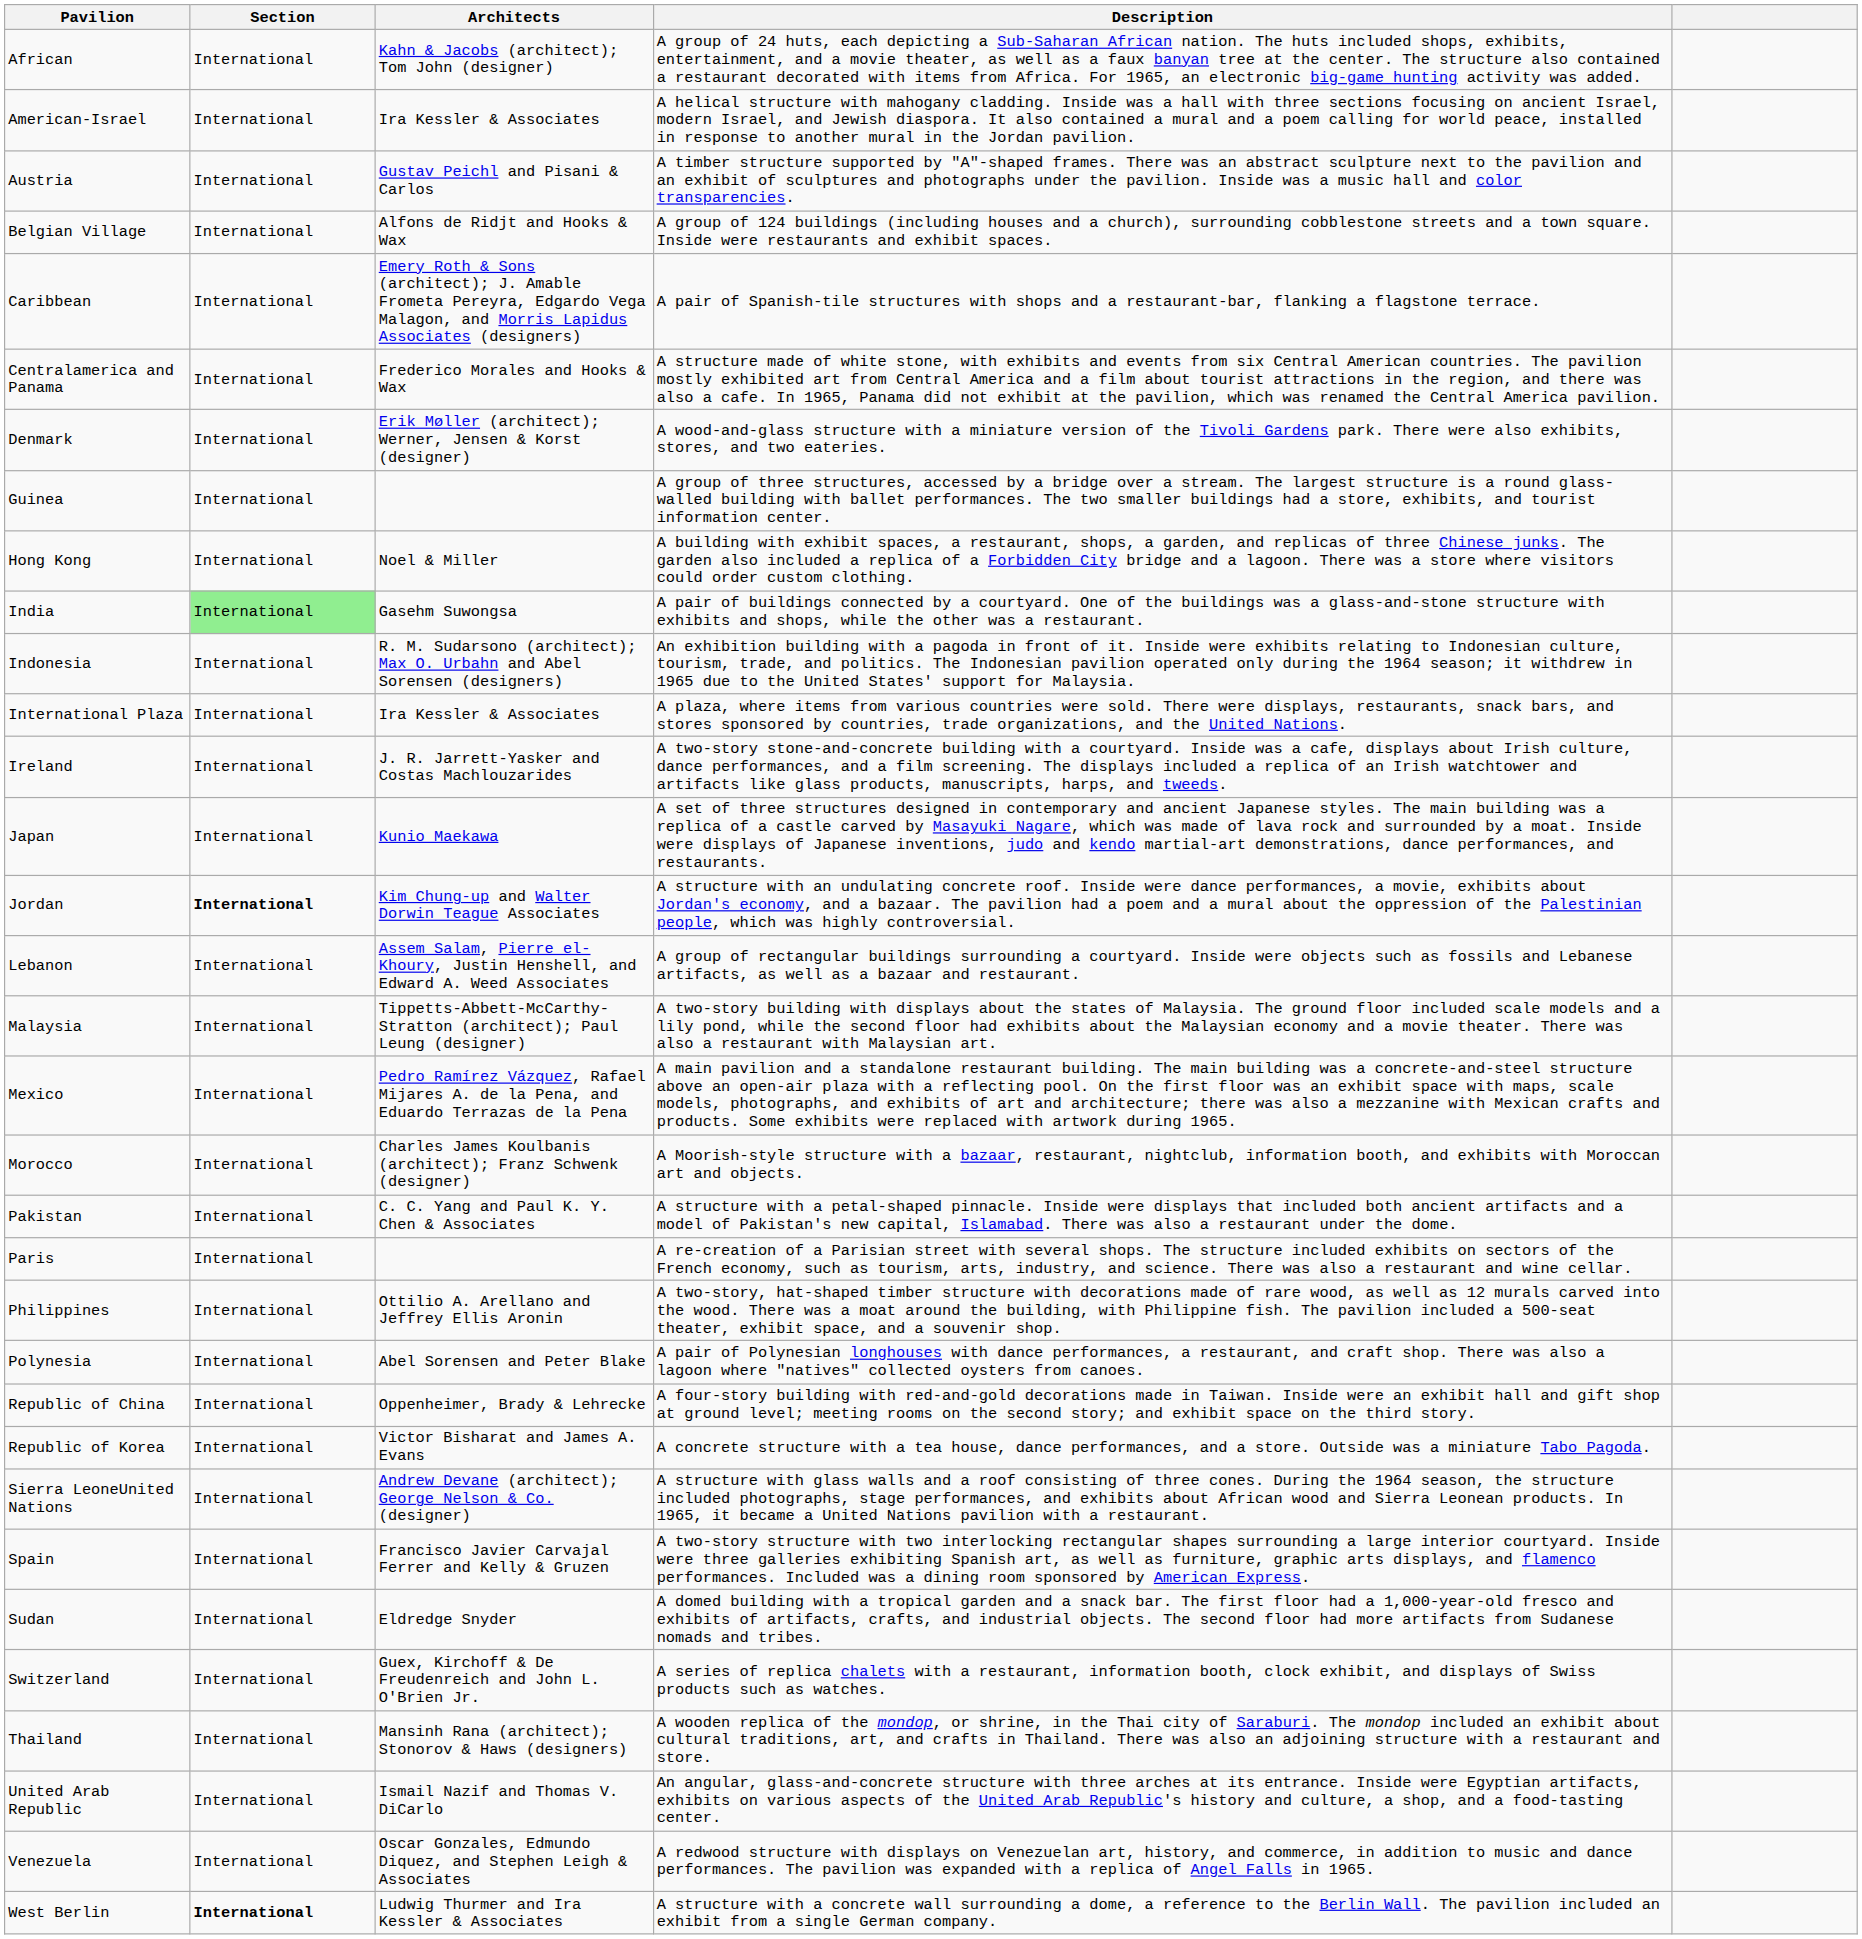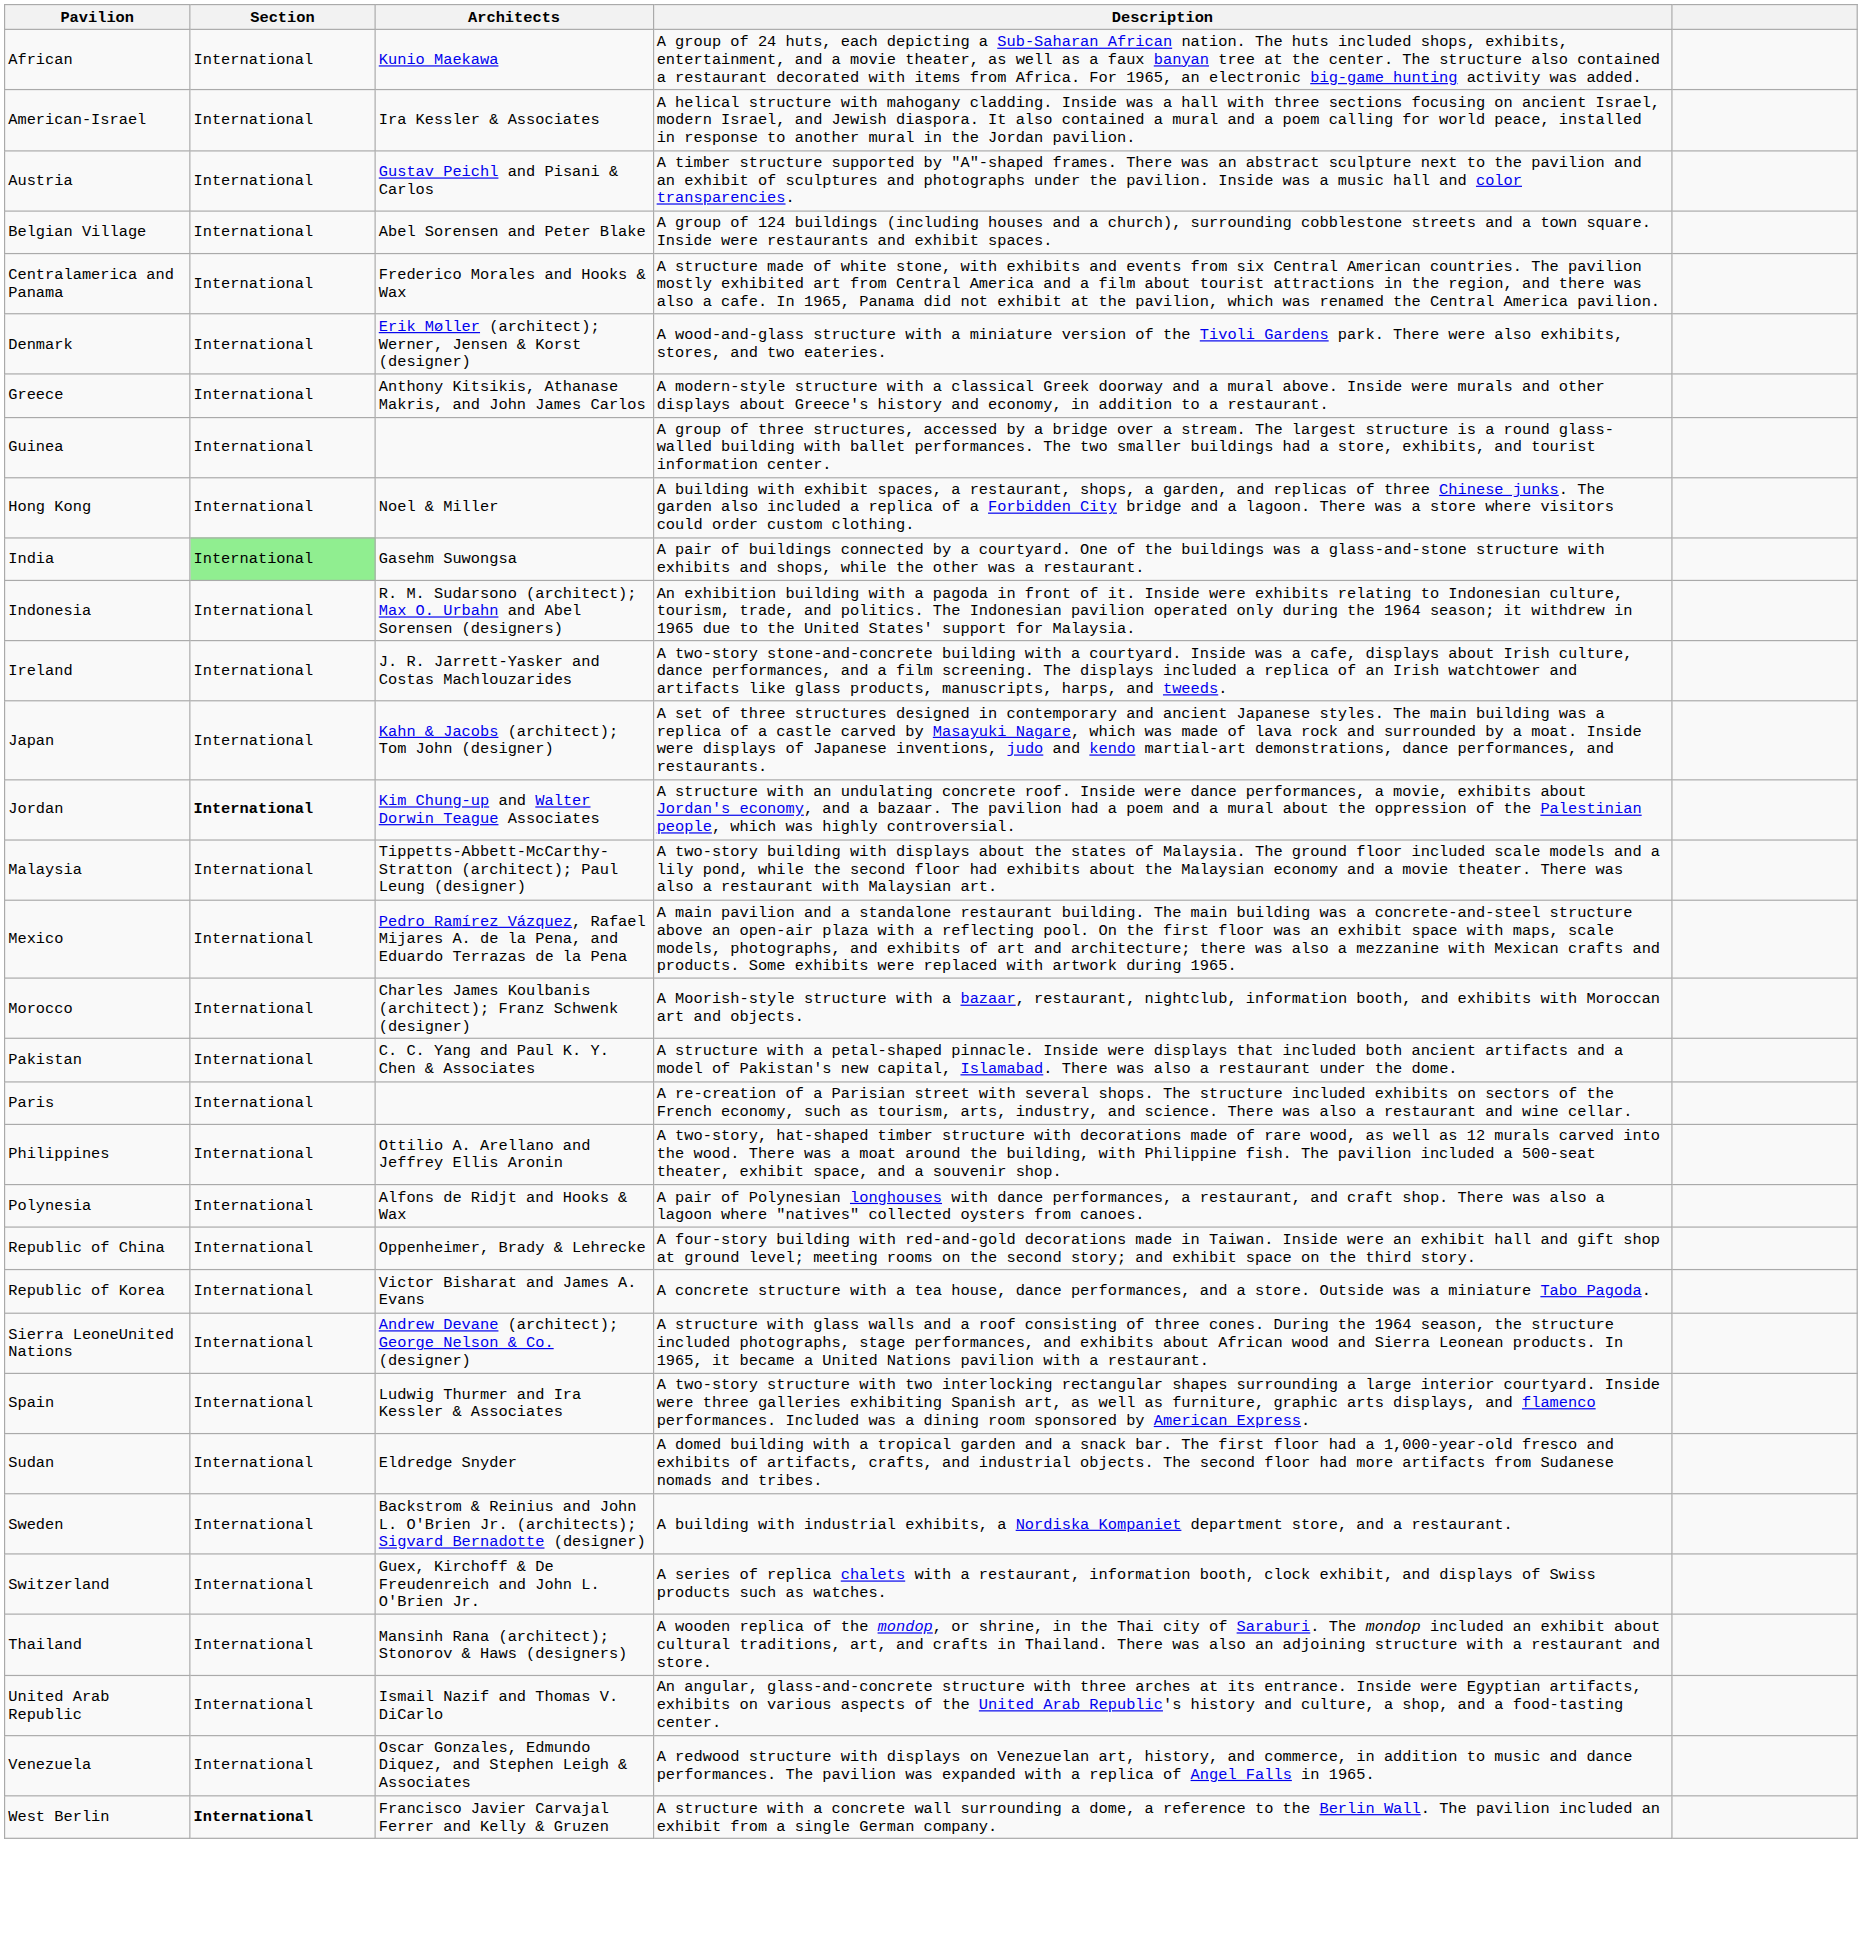(498, 60) Kahn & Jacobs (architect); Tom John (designer) -> (439, 60) Kunio Maekawa
(503, 232) Alfons de Ridjt and Hooks & Wax -> (512, 232) Abel Sorensen and Peter Blake
- row: (50, 301)
+ row: (36, 396)
- row: (96, 715)
(439, 836) Kunio Maekawa -> (498, 740) Kahn & Jacobs (architect); Tom John (designer)
- row: (40, 966)
(512, 1362) Abel Sorensen and Peter Blake -> (503, 1206) Alfons de Ridjt and Hooks & Wax
(494, 1559) Francisco Javier Carvajal Ferrer and Kelly & Gruzen -> (480, 1403) Ludwig Thurmer and Ira Kessler & Associates
+ row: (36, 1524)
(480, 1913) Ludwig Thurmer and Ira Kessler & Associates -> (494, 1817) Francisco Javier Carvajal Ferrer and Kelly & Gruzen
